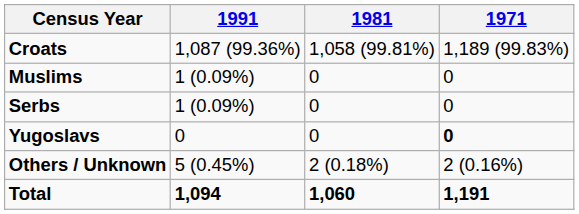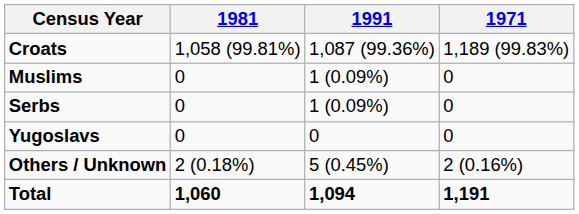columns swapped: (238, 19) <-> (372, 19)
(448, 135) bold -> (448, 135) normal
